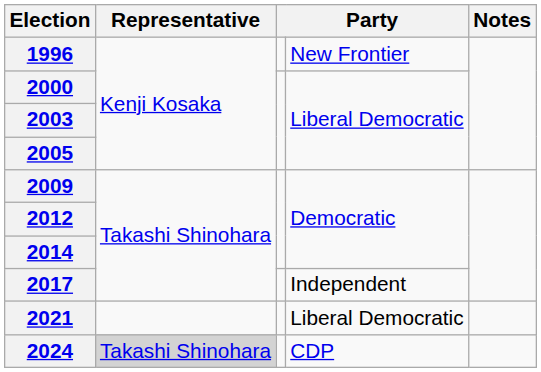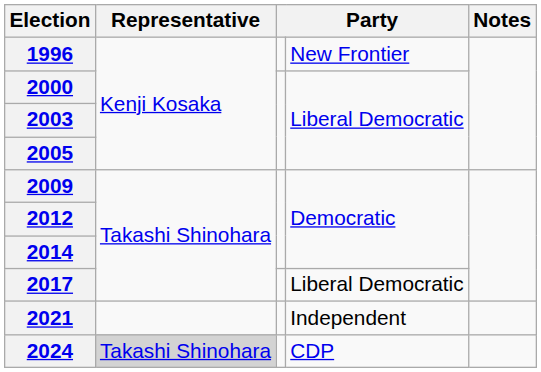(348, 284) Independent -> (377, 284) Liberal Democratic
(377, 317) Liberal Democratic -> (348, 317) Independent
